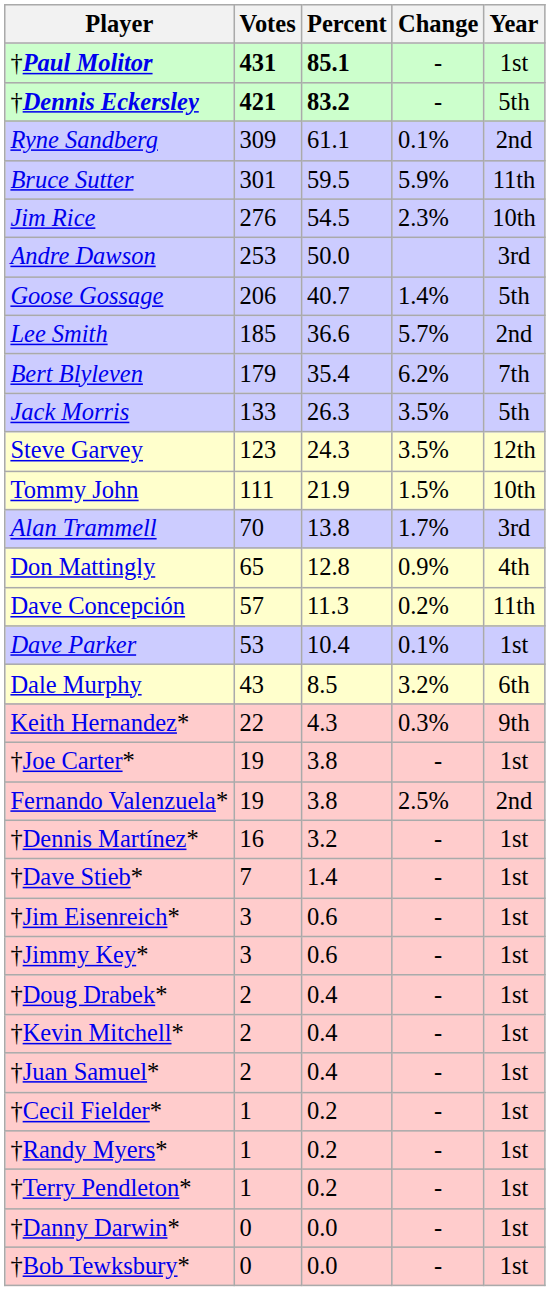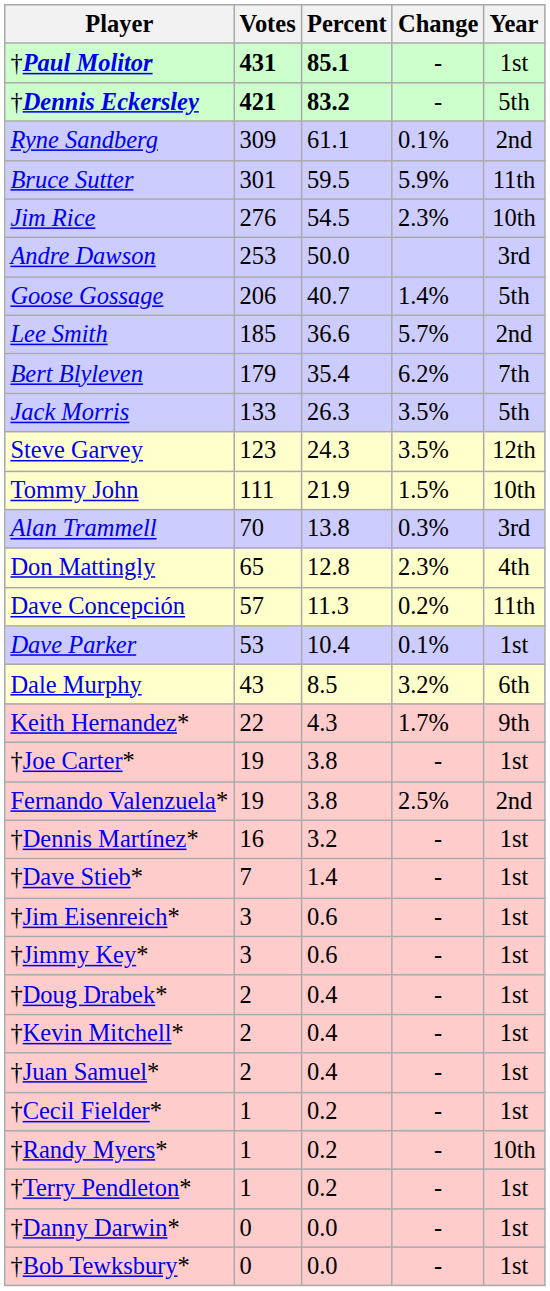(423, 528) 1.7% -> (423, 528) 0.3%
(423, 567) 0.9% -> (423, 567) 2.3%
(423, 722) 0.3% -> (423, 722) 1.7%
(514, 1149) 1st -> (514, 1149) 10th
